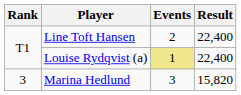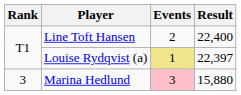(215, 58) 22,400 -> (215, 58) 22,397
(172, 80) no background -> (172, 80) pink background
(215, 80) 15,820 -> (215, 80) 15,880
